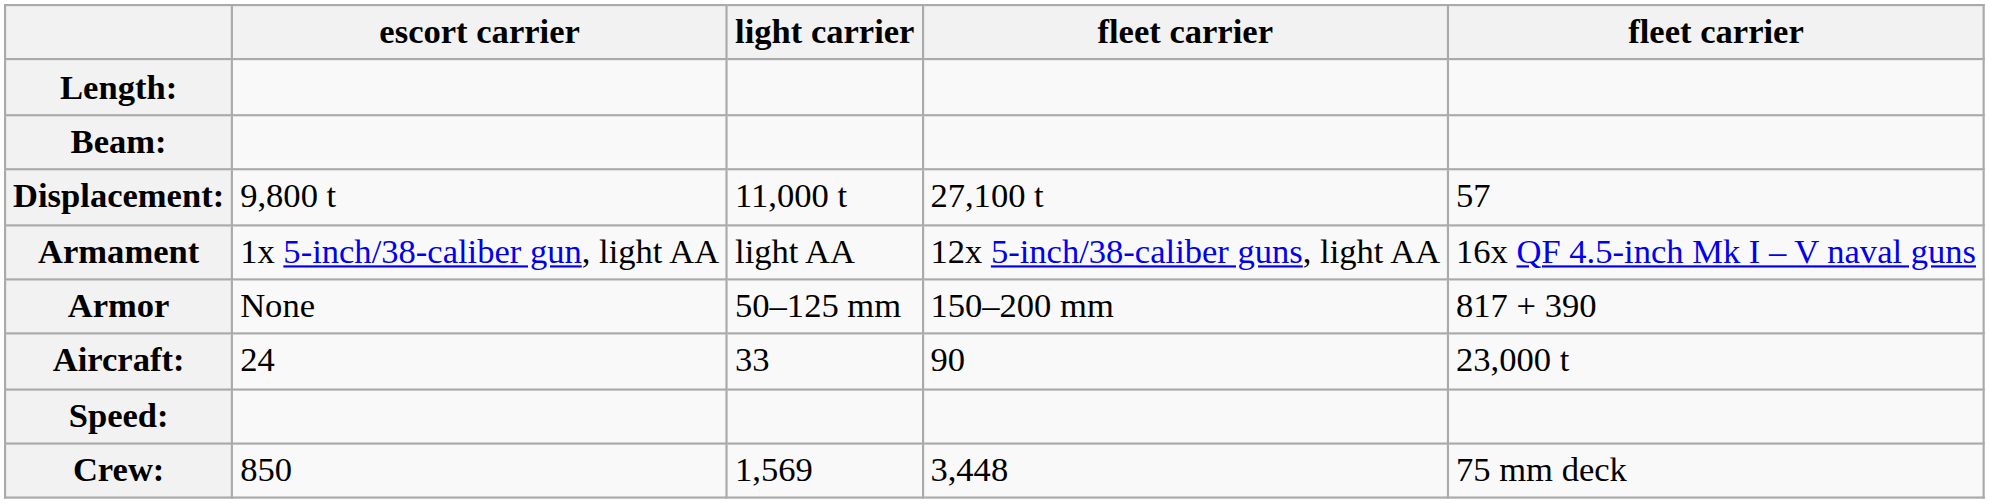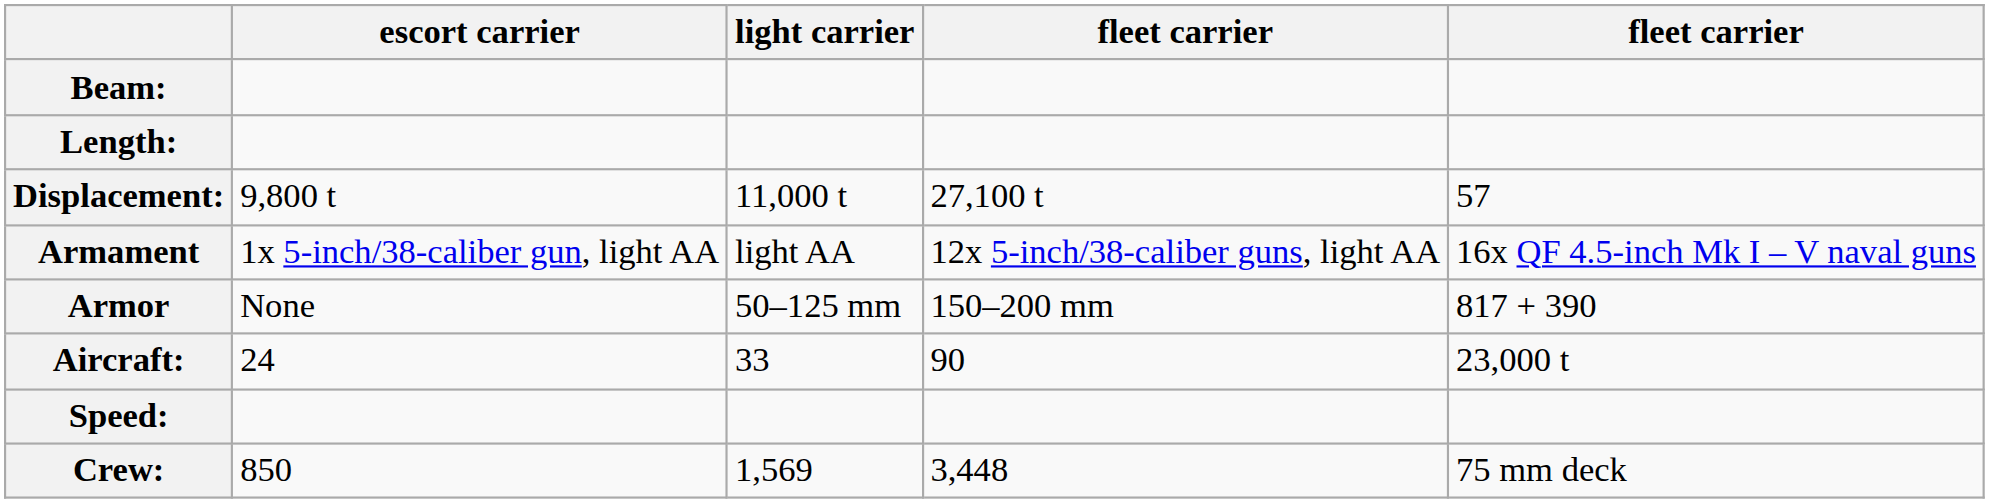rows swapped: (119, 86) <-> (119, 141)
